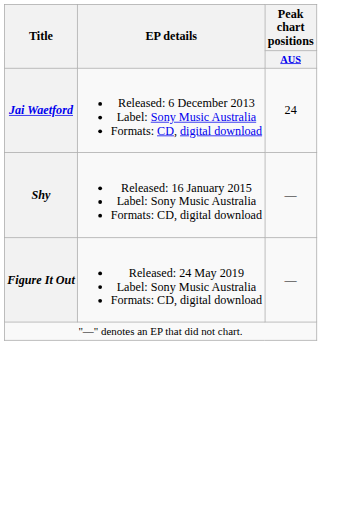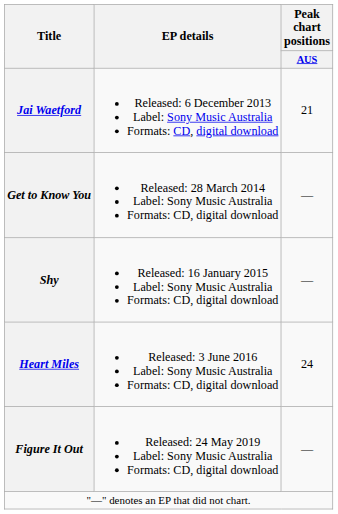(291, 110) 24 -> (307, 110) 21
+ row: (49, 195)
+ row: (49, 364)
